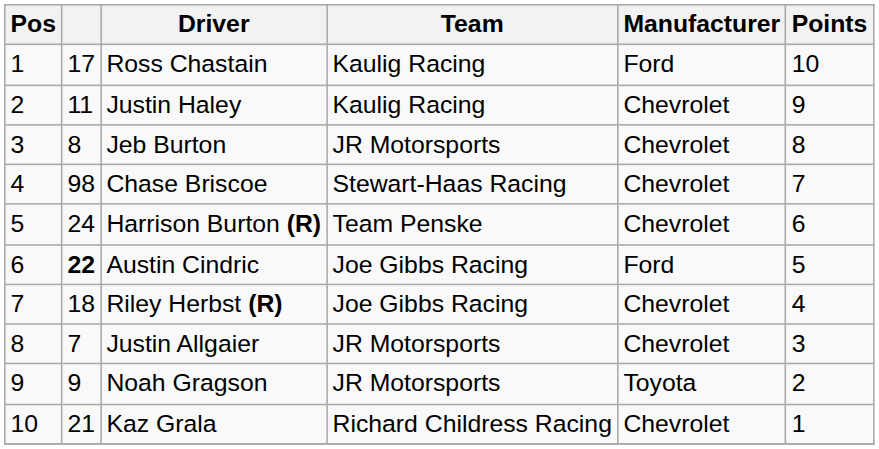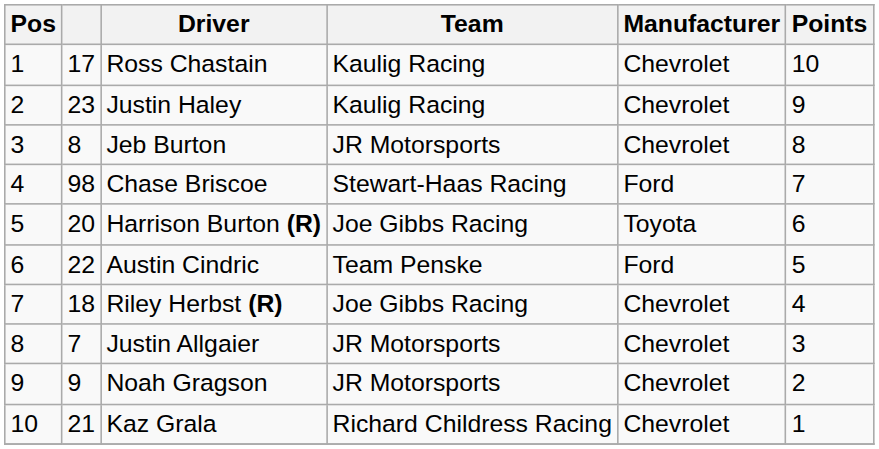(649, 64) Ford -> (676, 64) Chevrolet
(80, 103) 11 -> (81, 103) 23
(676, 183) Chevrolet -> (649, 183) Ford
(81, 223) 24 -> (81, 223) 20
(408, 223) Team Penske -> (430, 223) Joe Gibbs Racing
(676, 223) Chevrolet -> (660, 223) Toyota
(81, 263) bold -> (81, 263) normal
(430, 263) Joe Gibbs Racing -> (408, 263) Team Penske
(660, 383) Toyota -> (676, 383) Chevrolet
